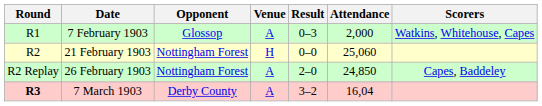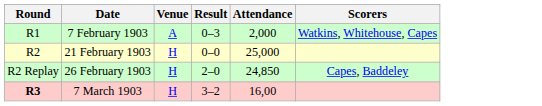- column: (202, 14)
(360, 52) 25,060 -> (263, 52) 25,000
(270, 71) A -> (173, 71) H
(270, 91) A -> (173, 91) H
(360, 91) 16,04 -> (263, 91) 16,00
